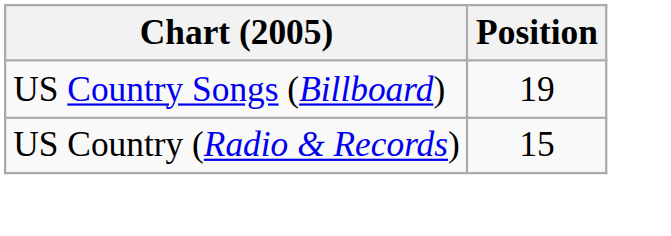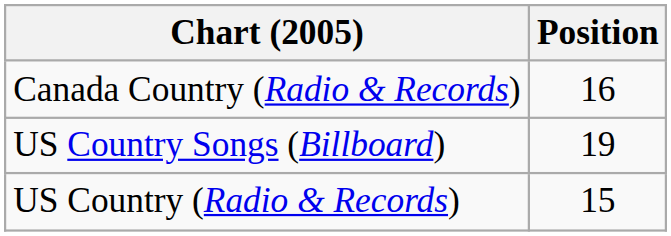+ row: (267, 88)
